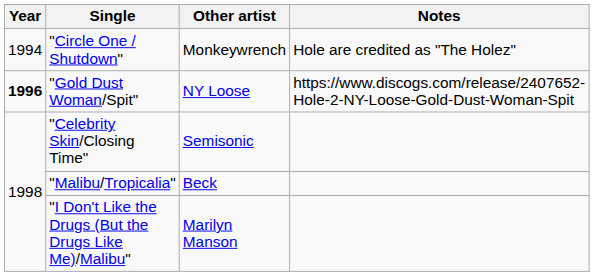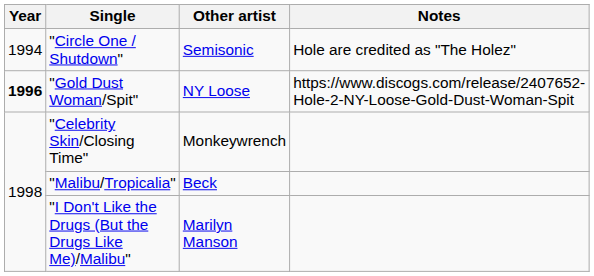(234, 49) Monkeywrench -> (218, 49) Semisonic
(218, 141) Semisonic -> (234, 141) Monkeywrench
